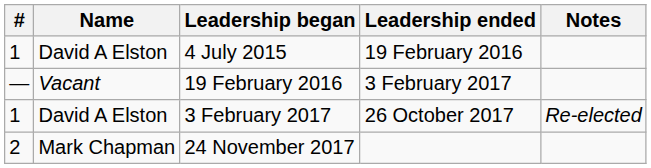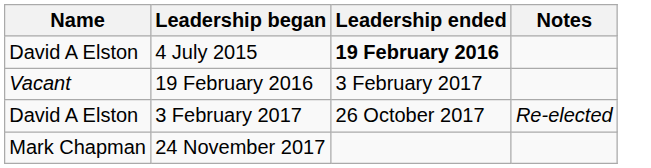- column: (19, 20)
(444, 52) normal -> (417, 52) bold
